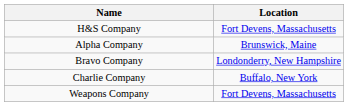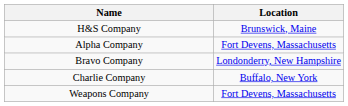(279, 28) Fort Devens, Massachusetts -> (279, 28) Brunswick, Maine
(279, 45) Brunswick, Maine -> (279, 45) Fort Devens, Massachusetts
